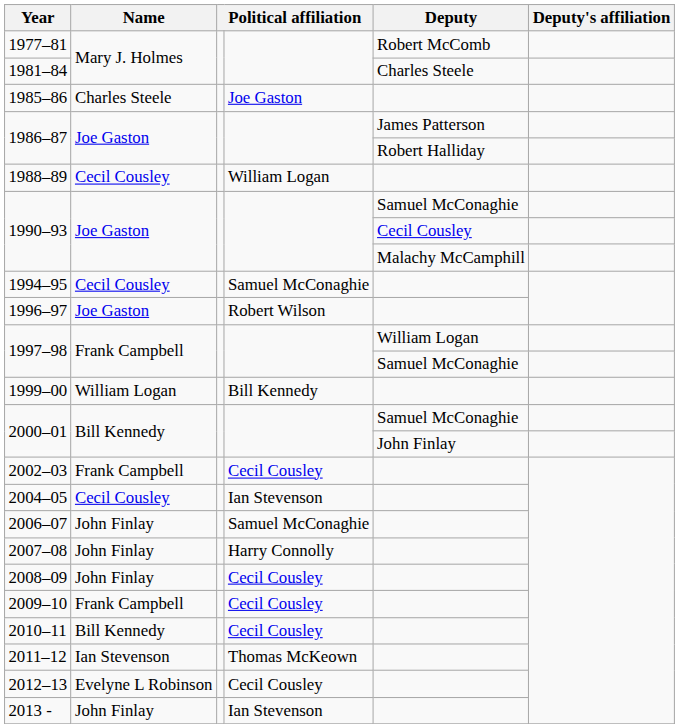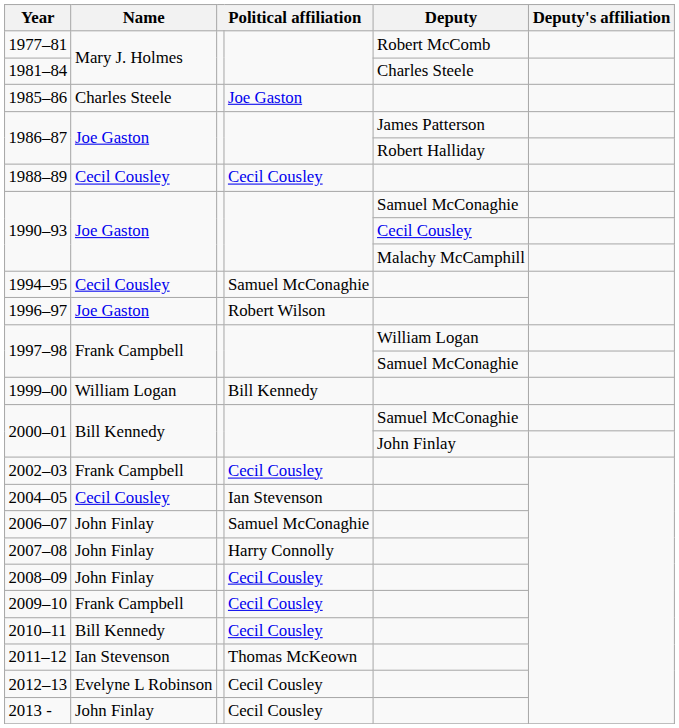(279, 177) William Logan -> (275, 177) Cecil Cousley
(275, 710) Ian Stevenson -> (275, 710) Cecil Cousley
